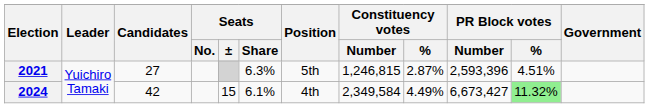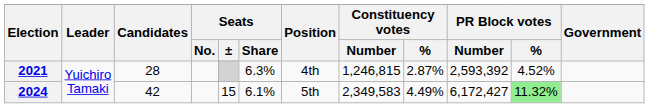(153, 71) 27 -> (153, 71) 28
(310, 71) 5th -> (310, 71) 4th
(479, 71) 2,593,396 -> (479, 71) 2,593,392
(536, 71) 4.51% -> (536, 71) 4.52%
(310, 92) 4th -> (310, 92) 5th
(371, 92) 2,349,584 -> (371, 92) 2,349,583
(479, 92) 6,673,427 -> (479, 92) 6,172,427
